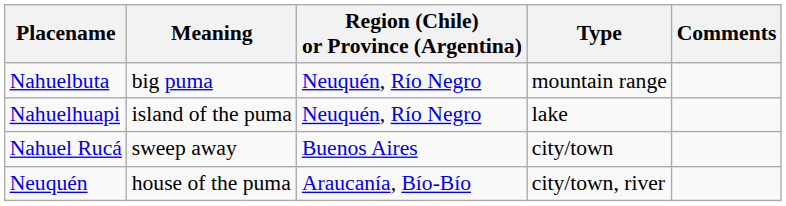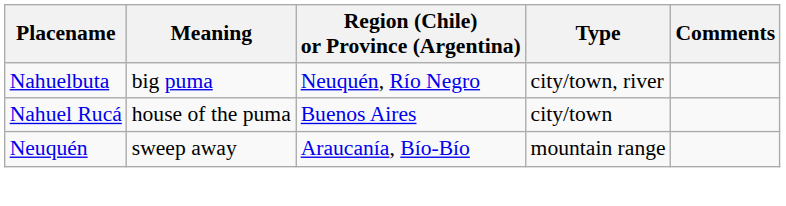(599, 80) mountain range -> (597, 80) city/town, river
- row: (65, 114)
(184, 148) sweep away -> (211, 114) house of the puma
(211, 182) house of the puma -> (184, 148) sweep away
(598, 182) city/town, river -> (598, 148) mountain range
